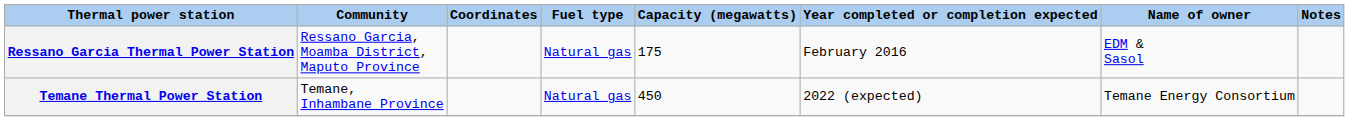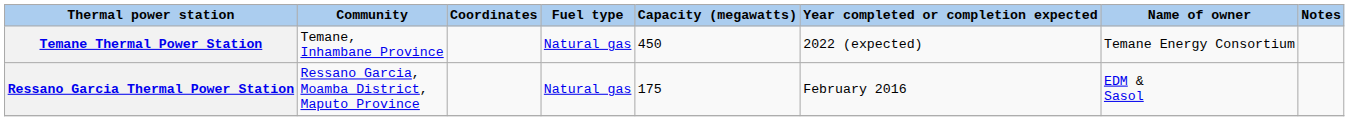rows swapped: (151, 52) <-> (151, 97)
